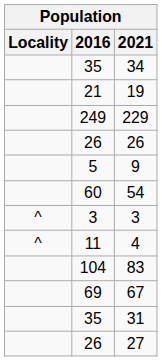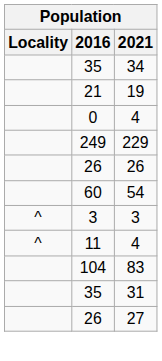+ row: (93, 117)
- row: (93, 167)
- row: (93, 293)
